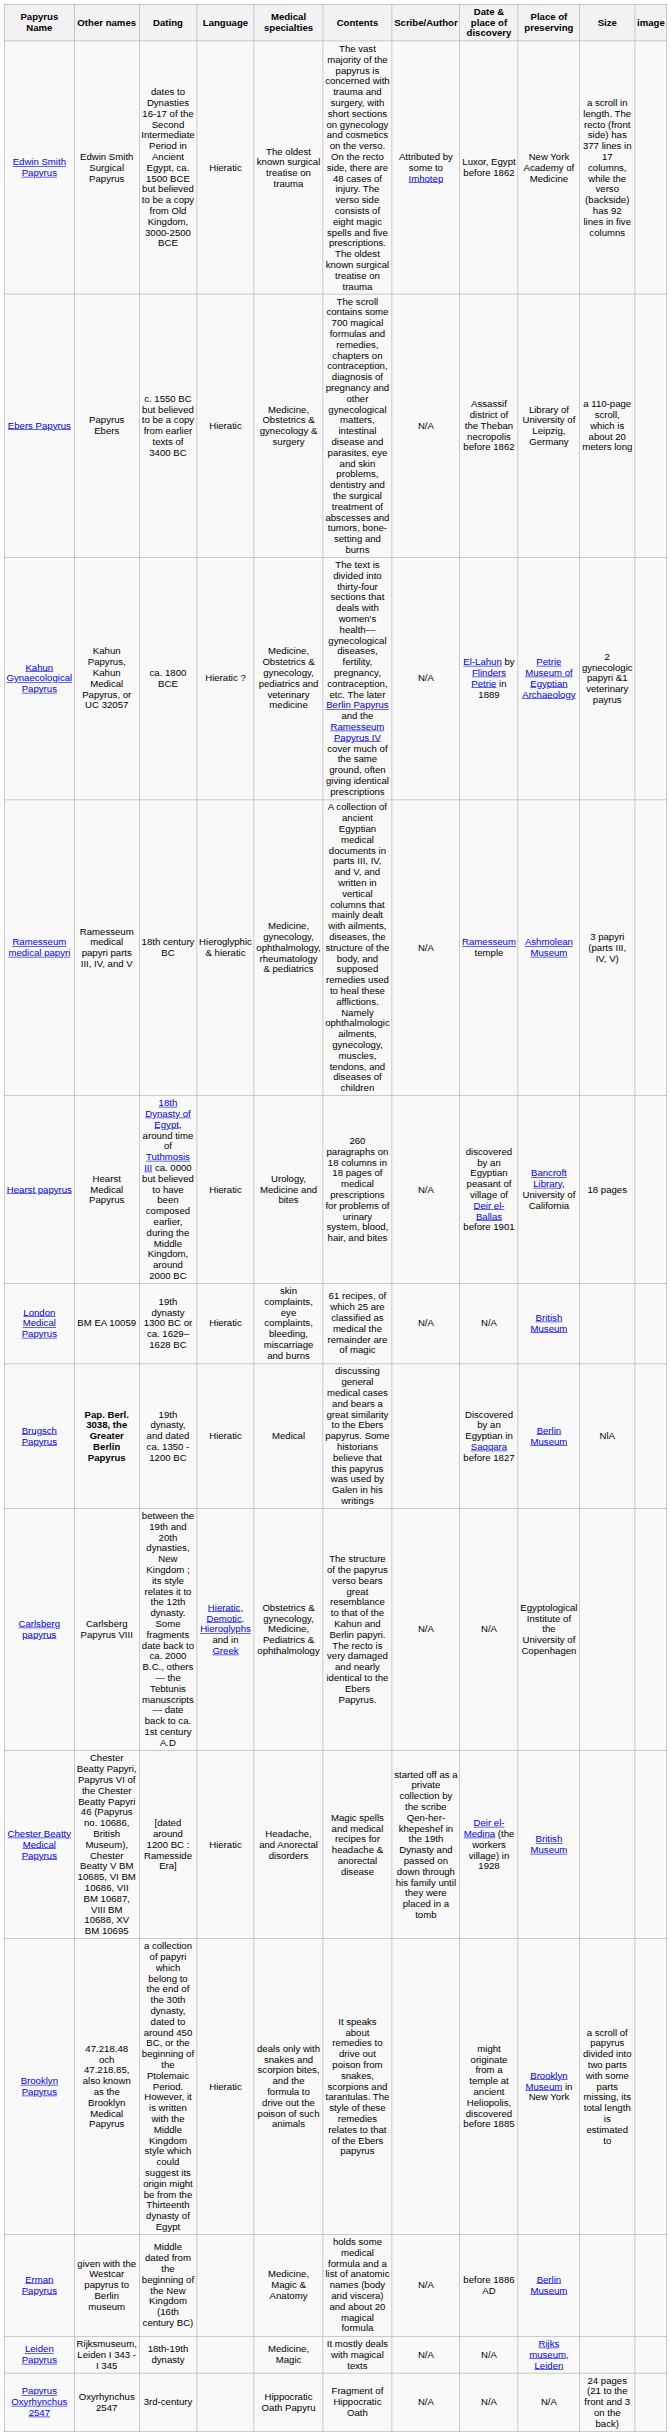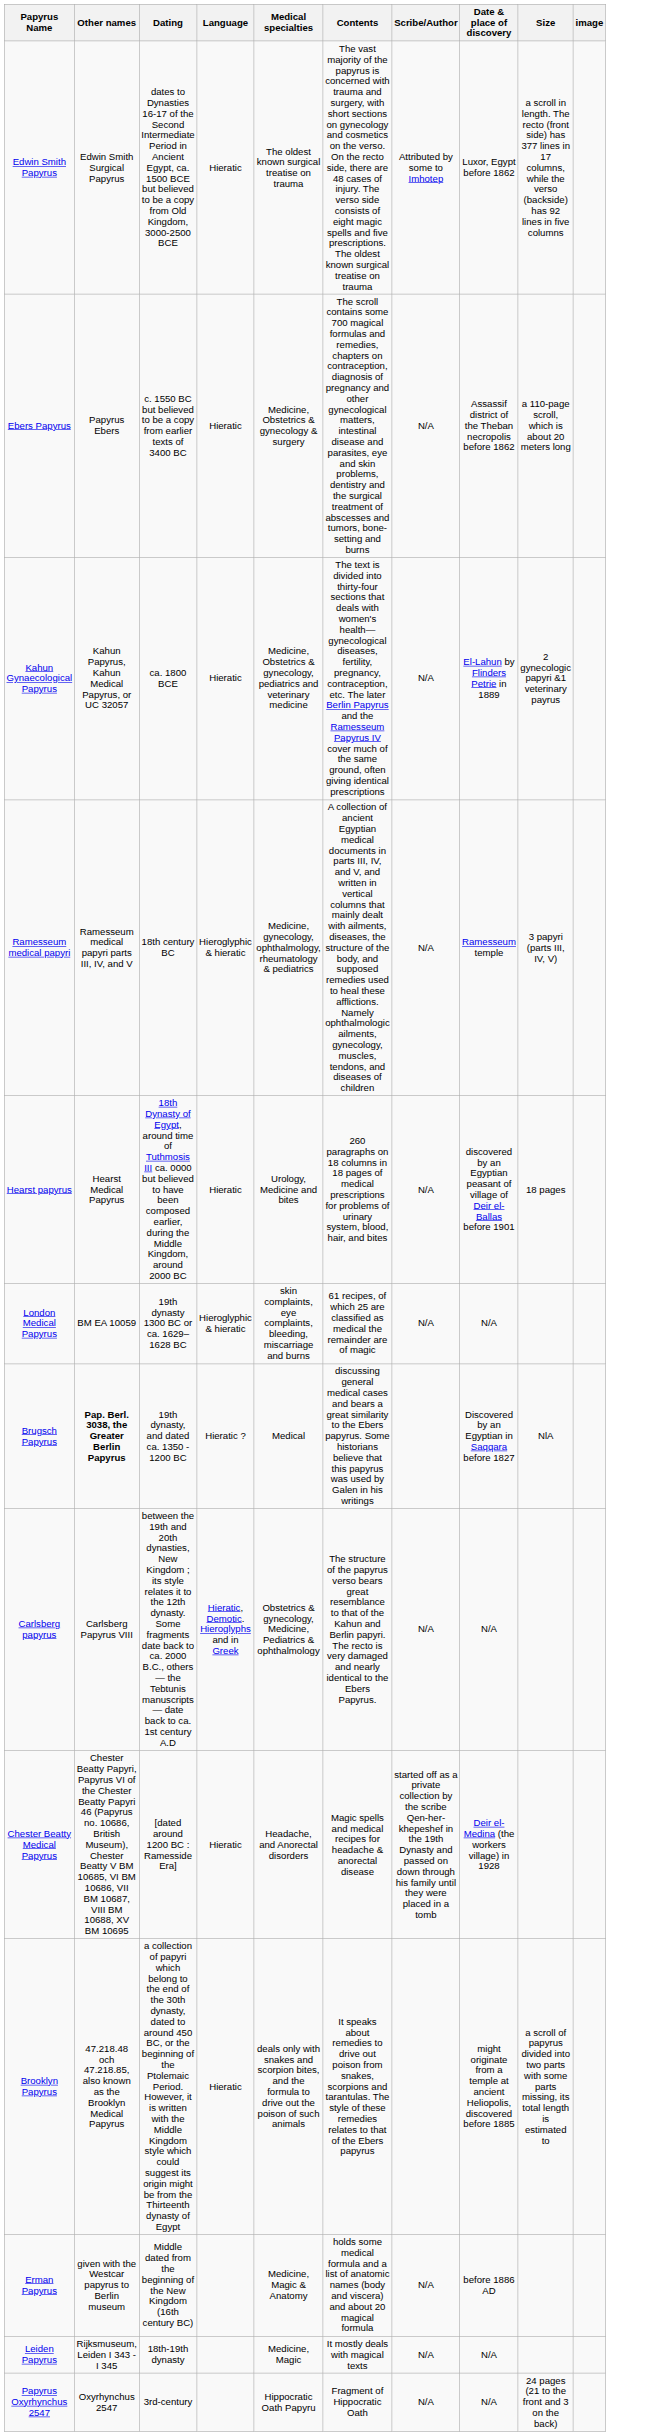- column: (549, 22)
(225, 678) Hieratic ? -> (225, 678) Hieratic
(225, 1323) Hieratic -> (225, 1323) Hieroglyphic & hieratic
(225, 1436) Hieratic -> (225, 1436) Hieratic ?
